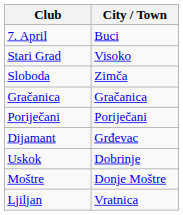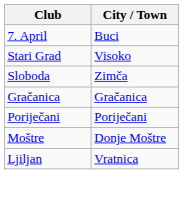- row: (32, 138)
- row: (24, 158)
